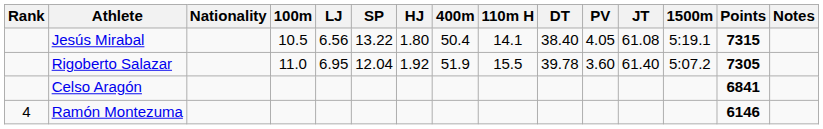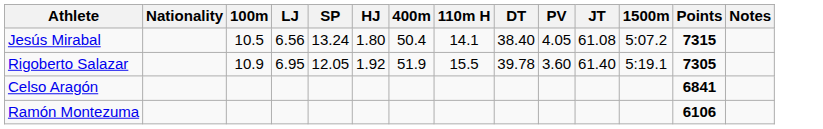- column: (26, 16)
(374, 40) 13.22 -> (330, 40) 13.24
(690, 40) 5:19.1 -> (646, 40) 5:07.2
(293, 64) 11.0 -> (249, 64) 10.9
(374, 64) 12.04 -> (330, 64) 12.05
(690, 64) 5:07.2 -> (646, 64) 5:19.1
(743, 111) 6146 -> (699, 111) 6106
